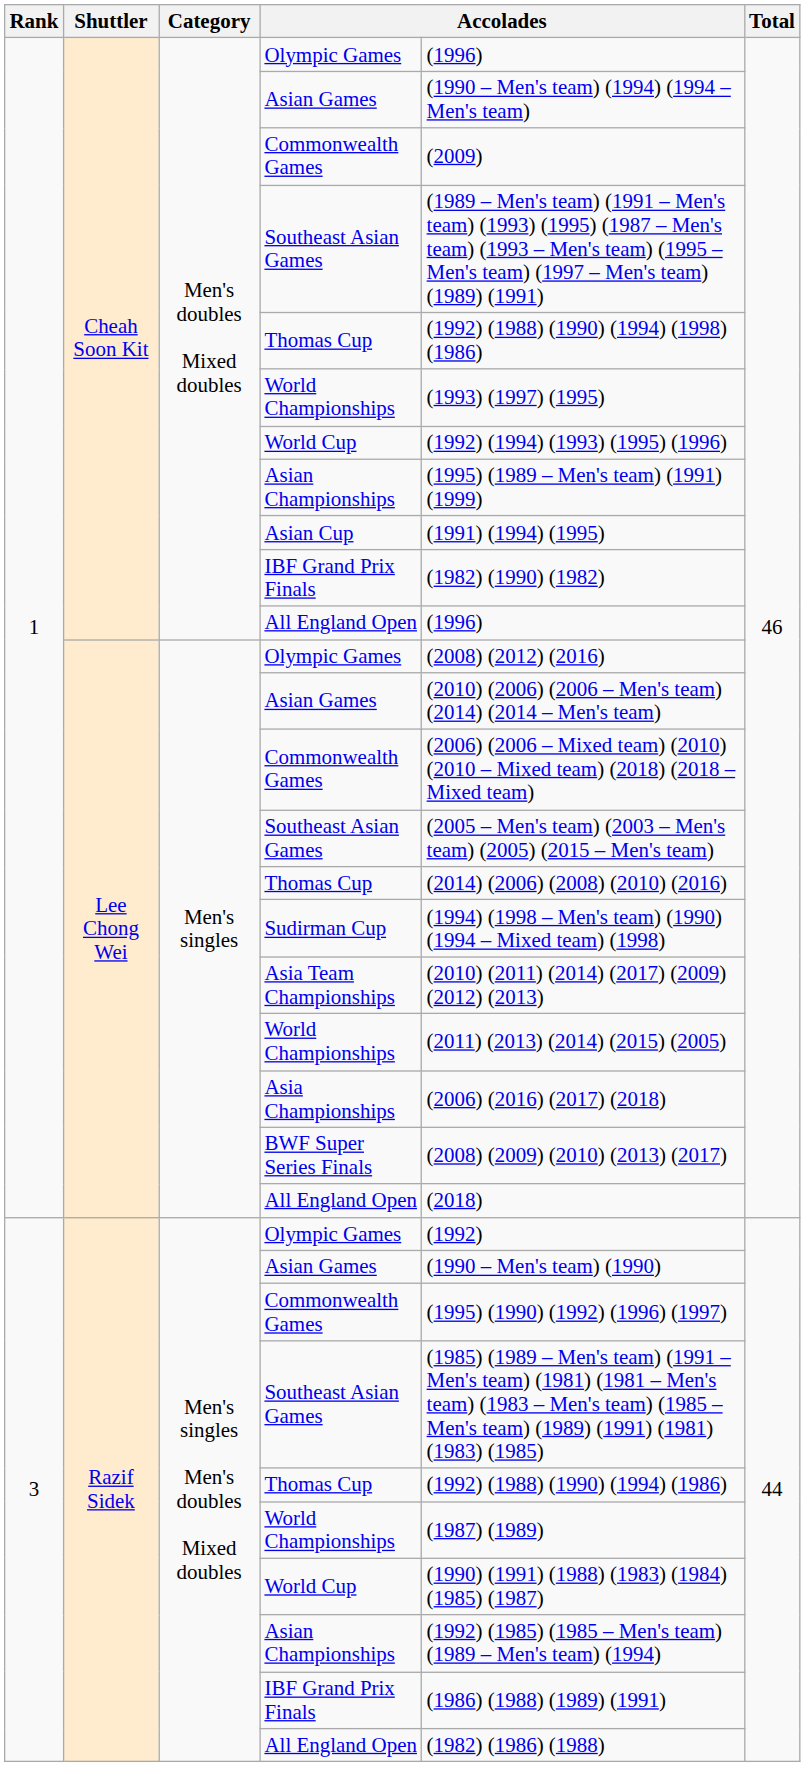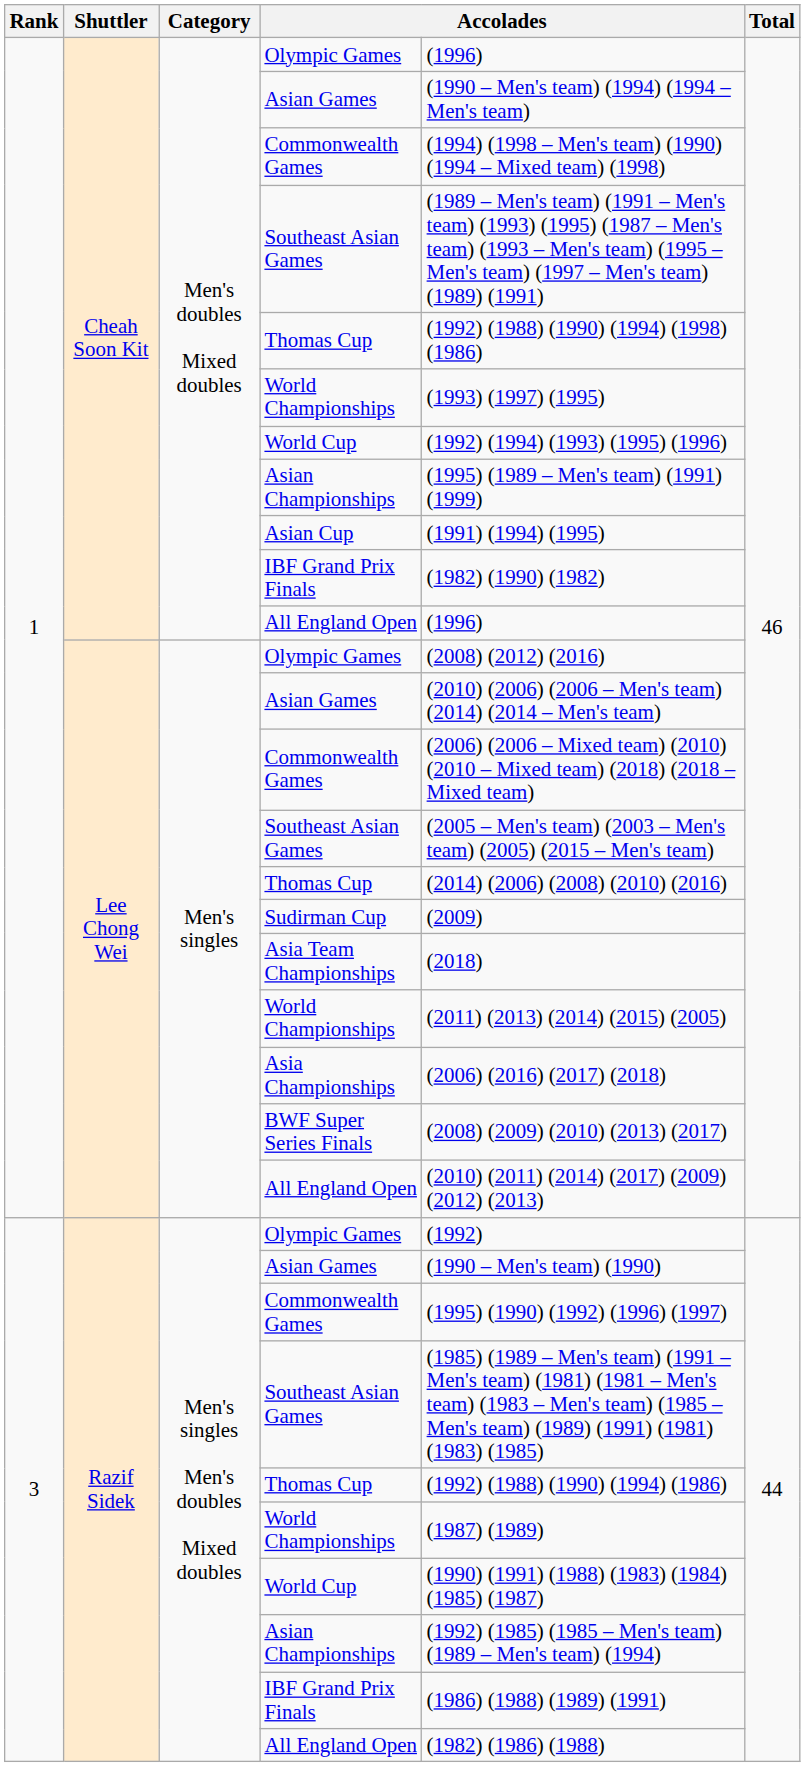(455, 156) (2009) -> (574, 156) (1994) (1998 – Men's team) (1990) (1994 – Mixed team) (1998)
(574, 928) (1994) (1998 – Men's team) (1990) (1994 – Mixed team) (1998) -> (455, 916) (2009)
(576, 984) (2010) (2011) (2014) (2017) (2009) (2012) (2013) -> (455, 961) (2018)
(455, 1200) (2018) -> (576, 1188) (2010) (2011) (2014) (2017) (2009) (2012) (2013)
